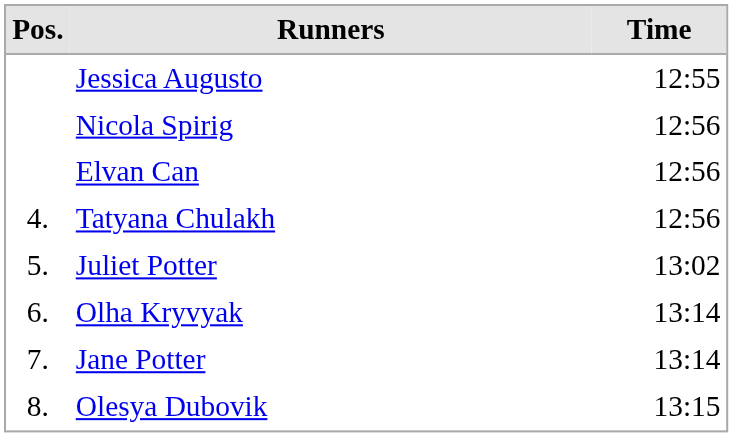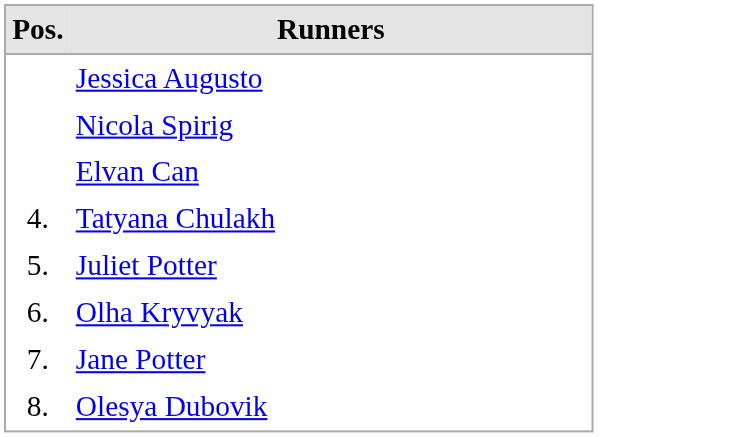- column: (659, 28)
